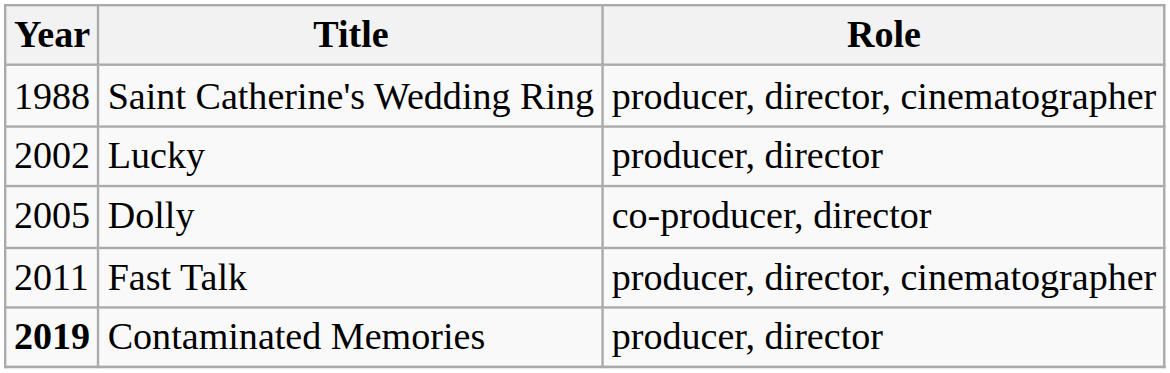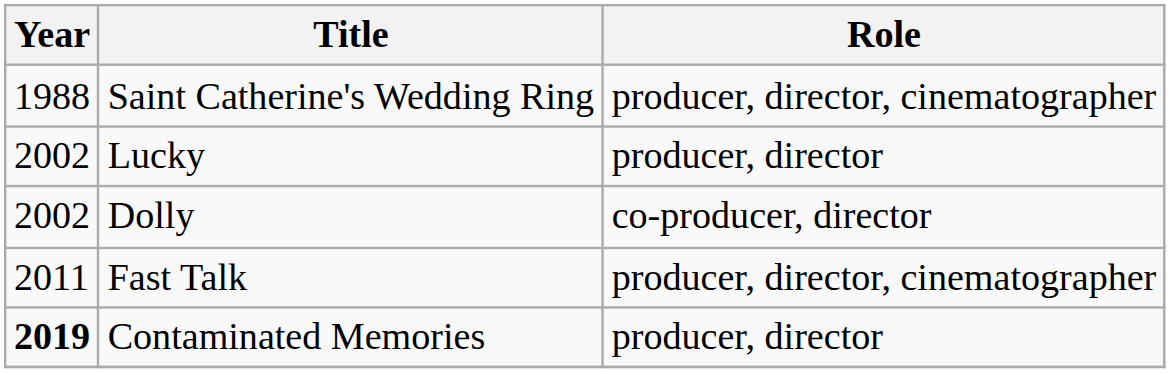(52, 215) 2005 -> (52, 215) 2002
